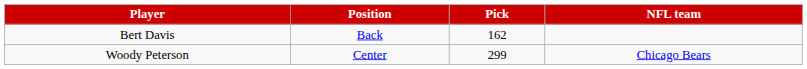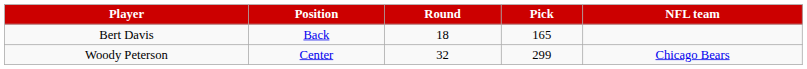+ column: (443, 14)
(497, 34) 162 -> (542, 34) 165
